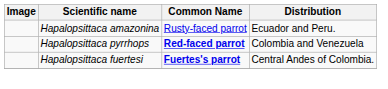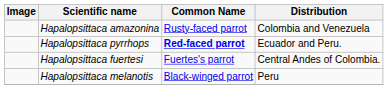(293, 28) Ecuador and Peru. -> (314, 28) Colombia and Venezuela
(307, 44) Colombia and Venezuela -> (300, 44) Ecuador and Peru.
(202, 60) bold -> (199, 60) normal
+ row: (97, 76)
